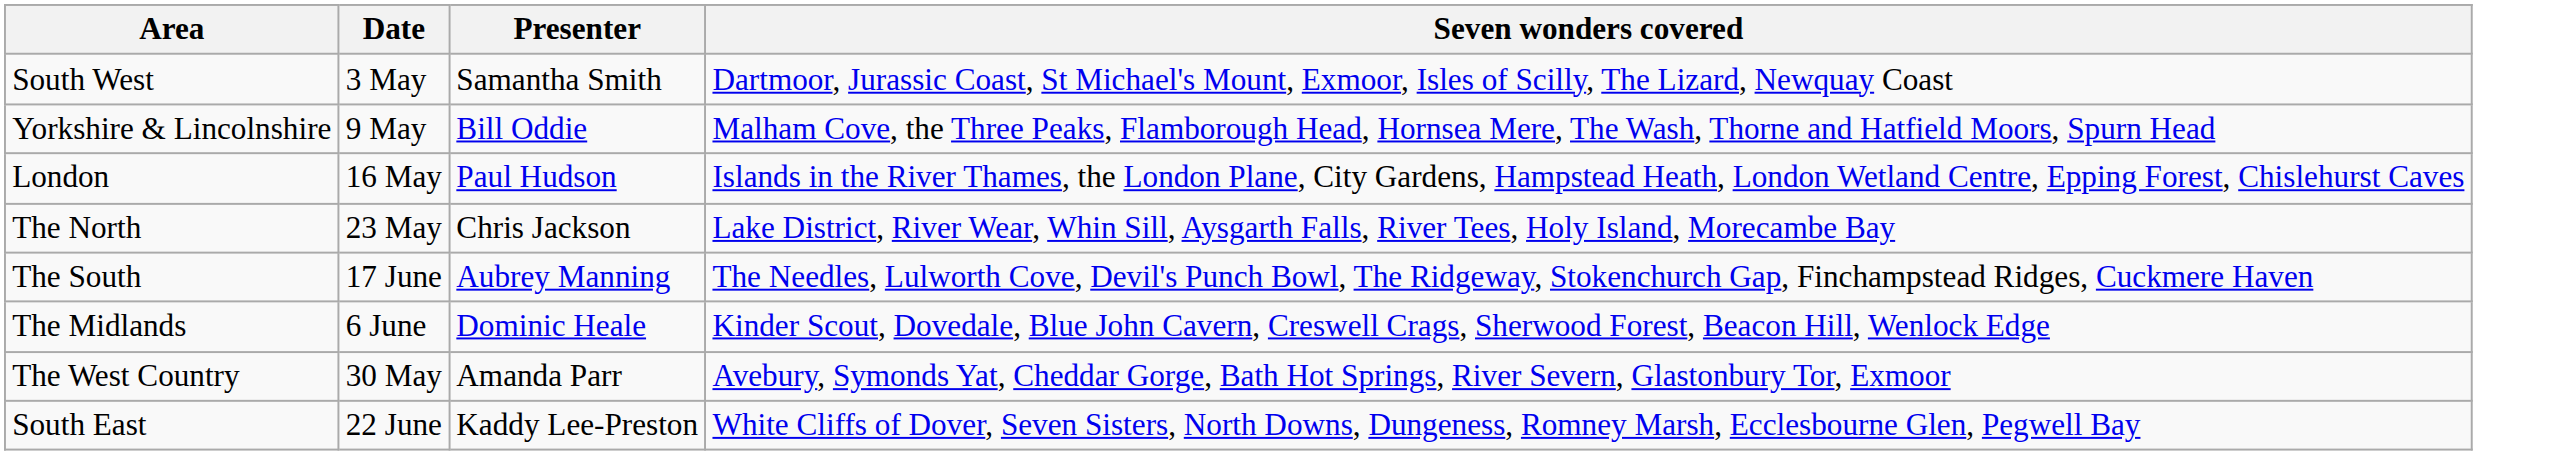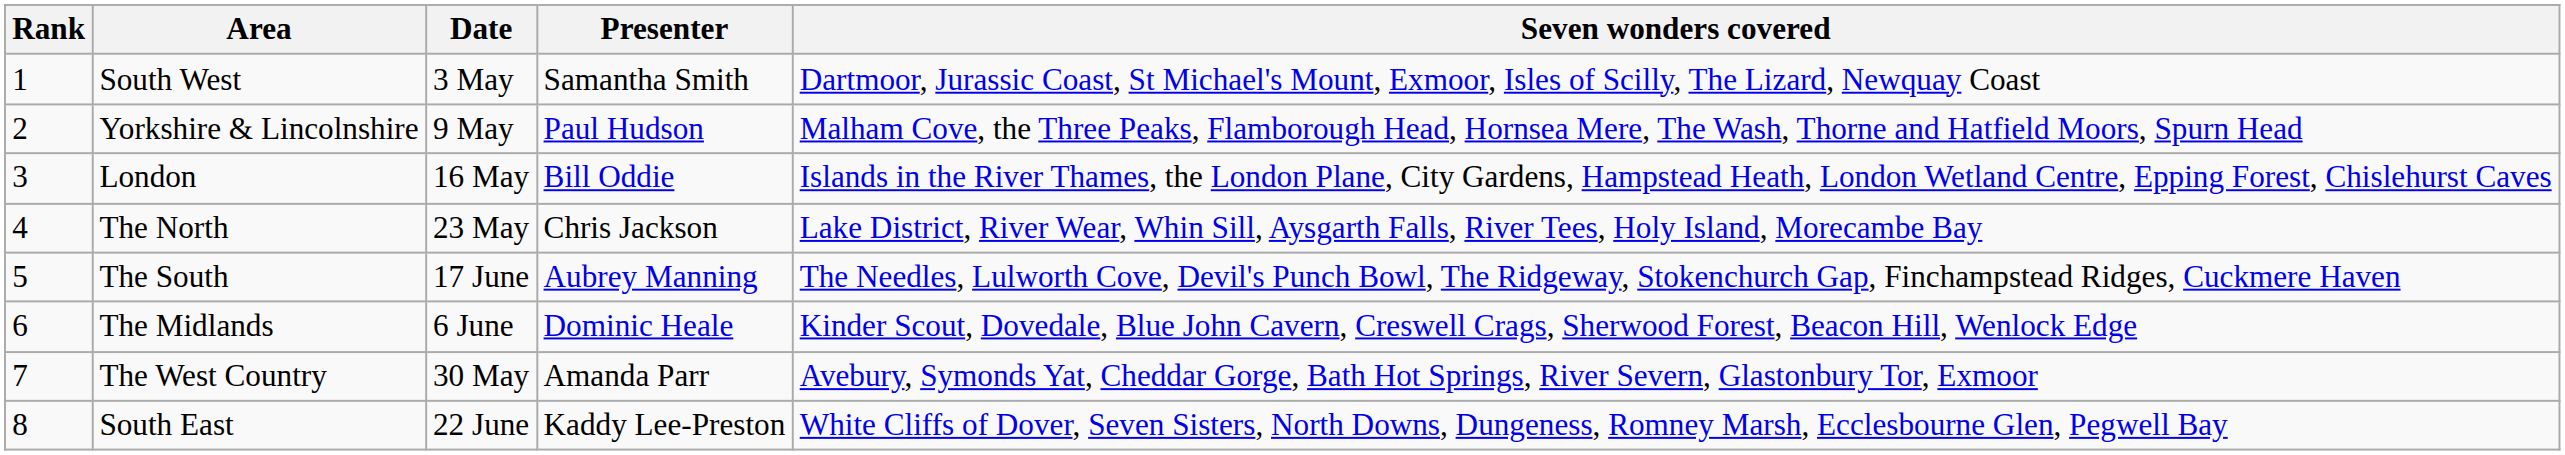+ column: (49, 29)
(522, 128) Bill Oddie -> (624, 128) Paul Hudson
(537, 177) Paul Hudson -> (609, 177) Bill Oddie
